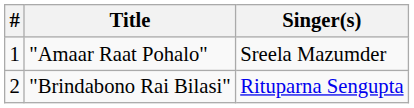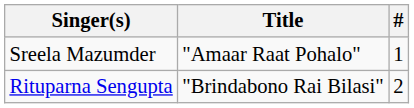columns swapped: (15, 20) <-> (322, 20)
